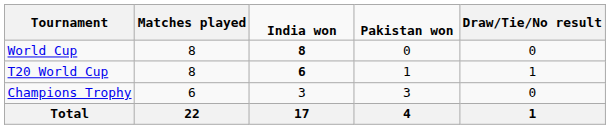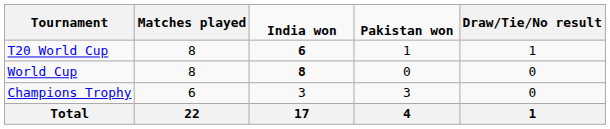rows swapped: (42, 51) <-> (58, 72)
